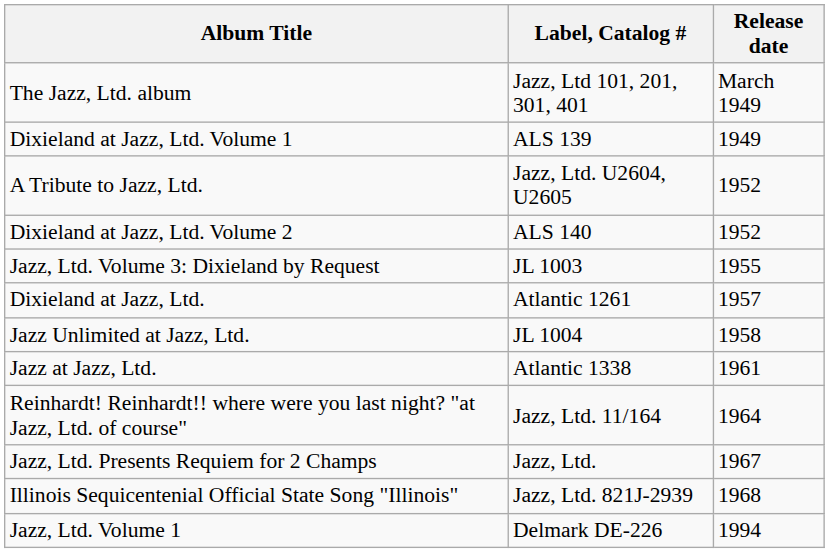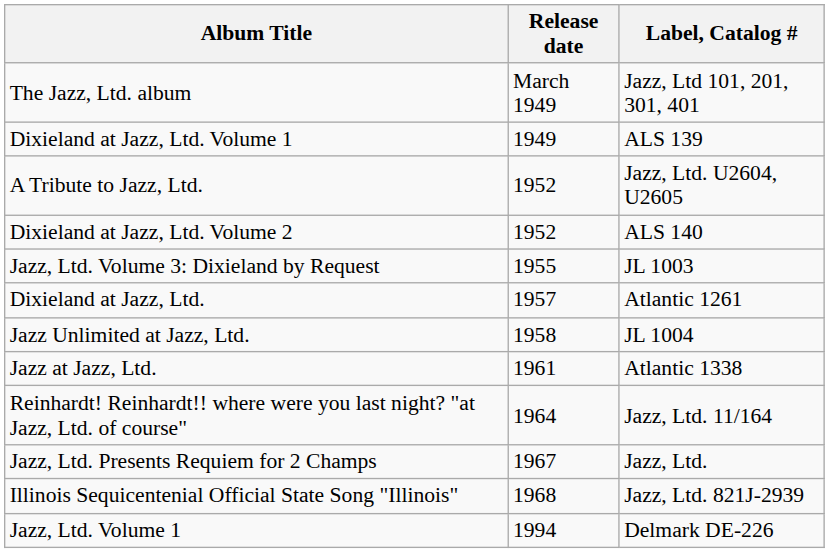columns swapped: (610, 33) <-> (769, 33)
